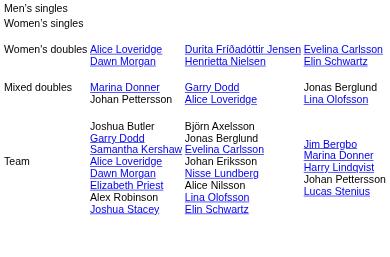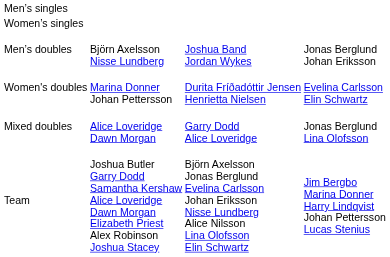+ row: (38, 50)
(126, 55) Alice Loveridge Dawn Morgan -> (131, 94) Marina Donner Johan Pettersson
(131, 94) Marina Donner Johan Pettersson -> (126, 132) Alice Loveridge Dawn Morgan
